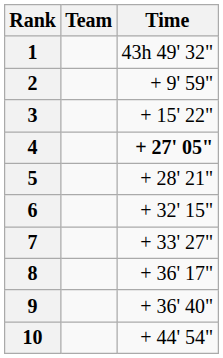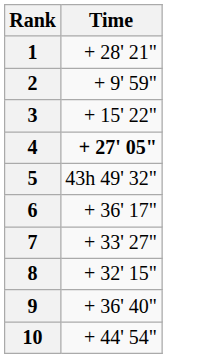- column: (89, 20)
(167, 52) 43h 49' 32" -> (120, 52) + 28' 21"
(177, 178) + 28' 21" -> (111, 178) 43h 49' 32"
(177, 210) + 32' 15" -> (120, 210) + 36' 17"
(177, 274) + 36' 17" -> (120, 274) + 32' 15"
